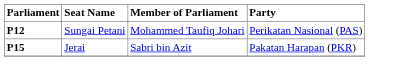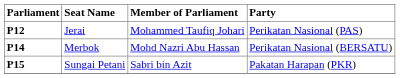(95, 30) Sungai Petani -> (75, 30) Jerai
+ row: (16, 47)
(75, 47) Jerai -> (95, 64) Sungai Petani
